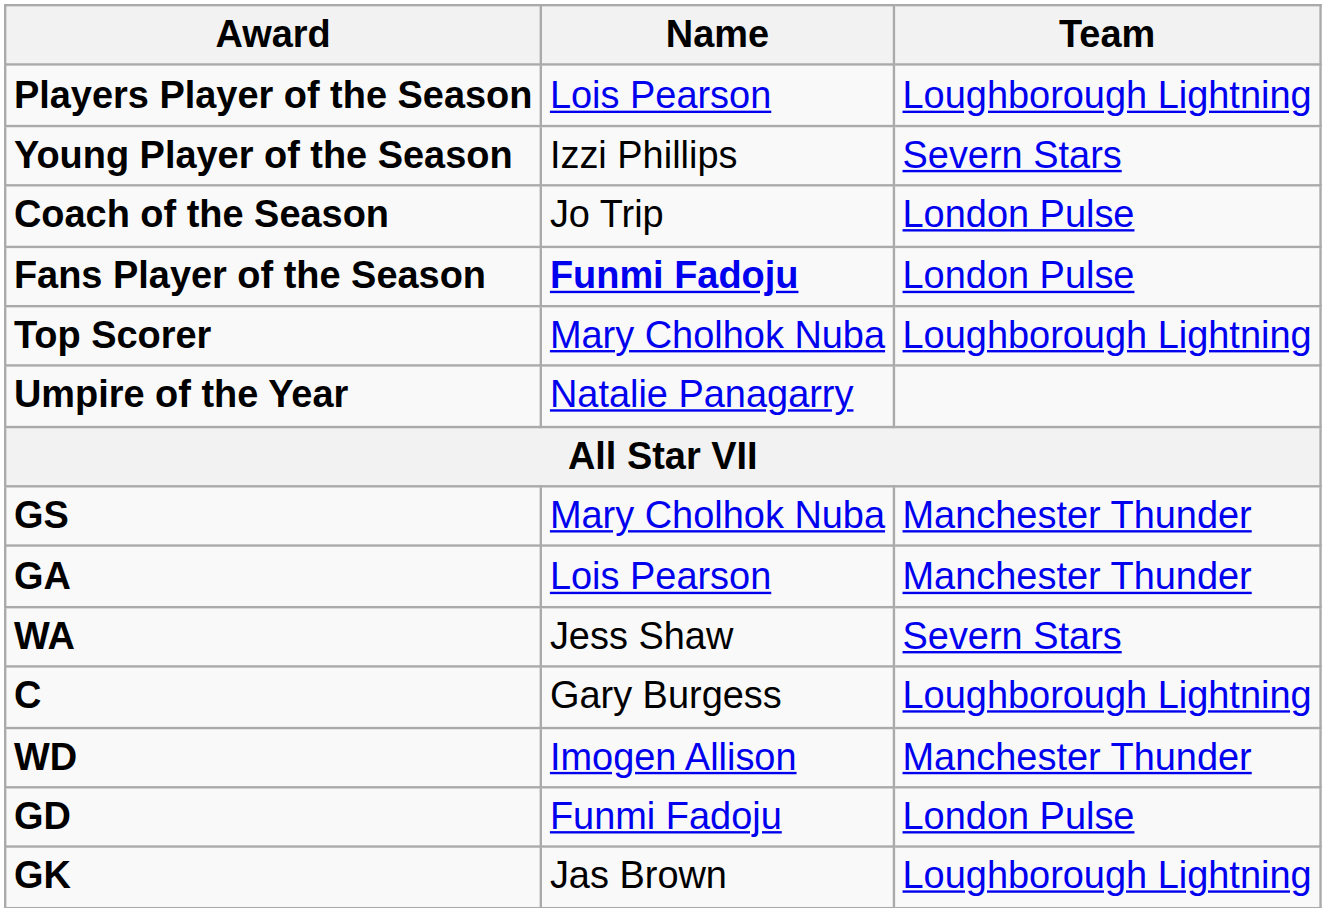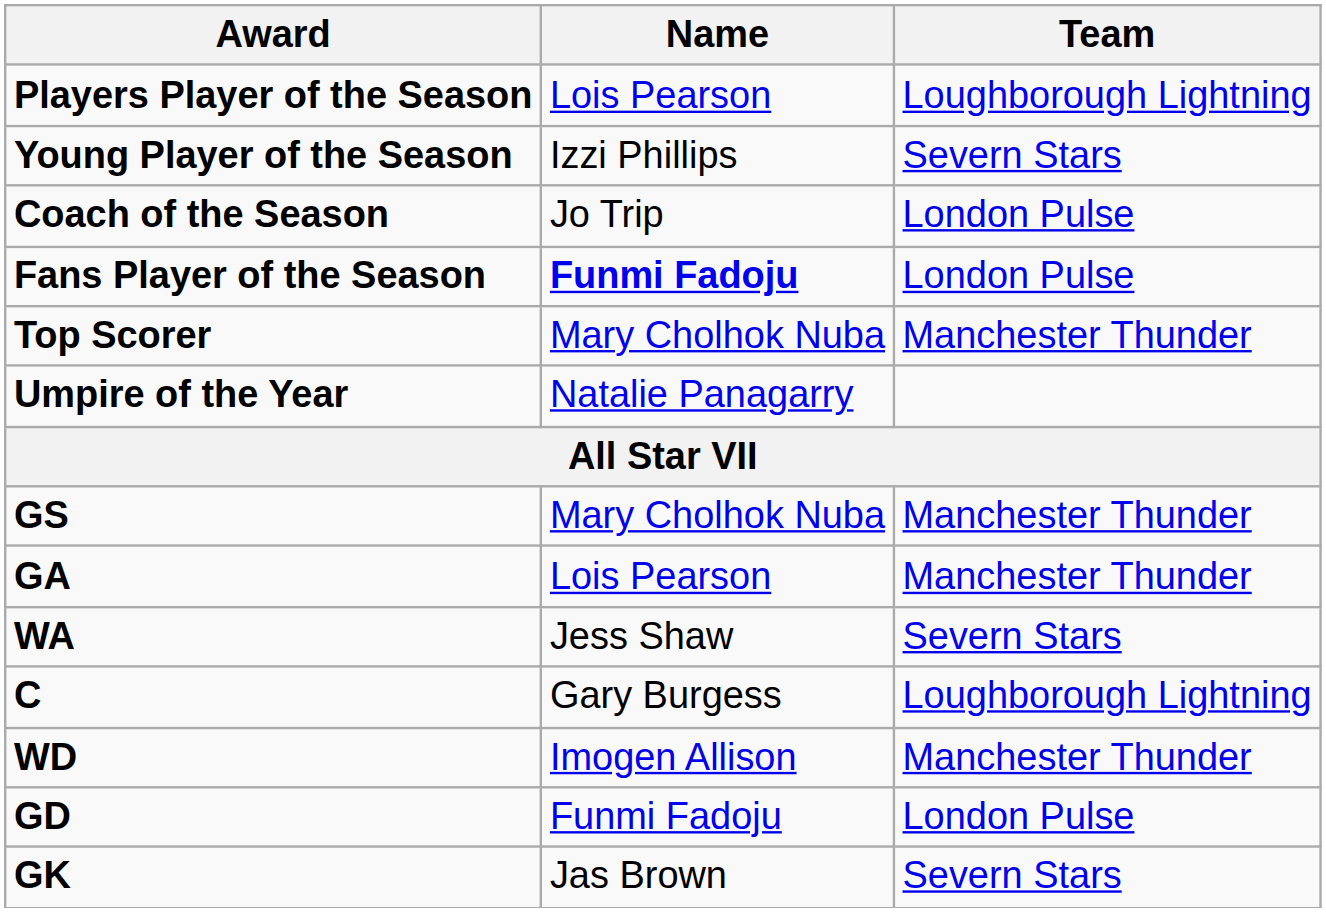(1107, 335) Loughborough Lightning -> (1077, 335) Manchester Thunder
(1107, 876) Loughborough Lightning -> (1012, 876) Severn Stars
